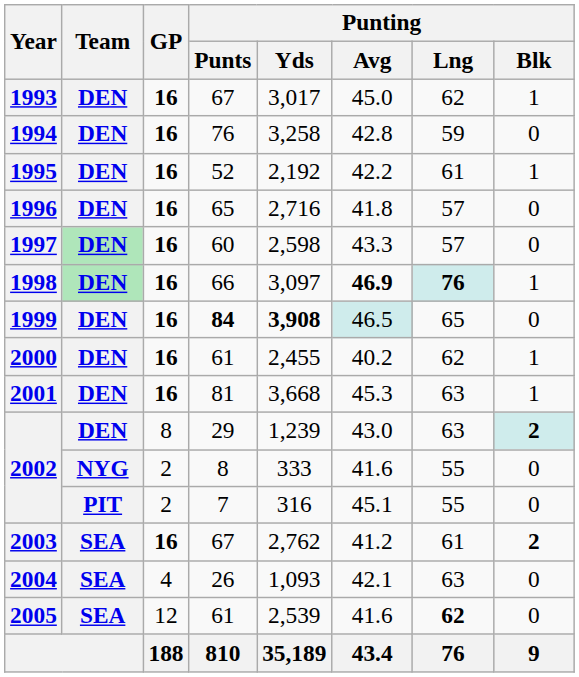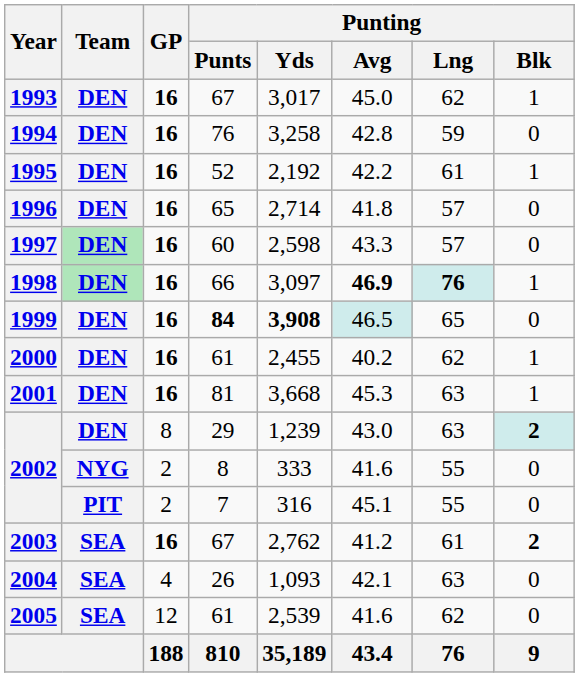(294, 208) 2,716 -> (294, 208) 2,714
(453, 615) bold -> (453, 615) normal
